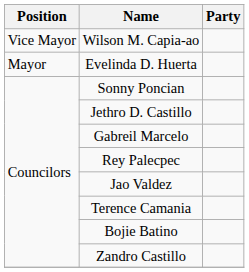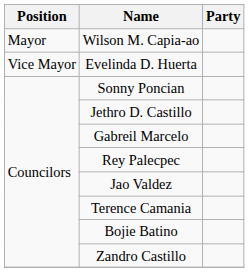(42, 40) Vice Mayor -> (27, 40) Mayor
(27, 64) Mayor -> (42, 64) Vice Mayor
